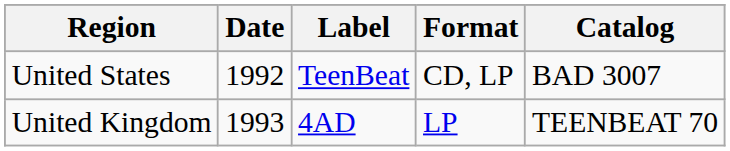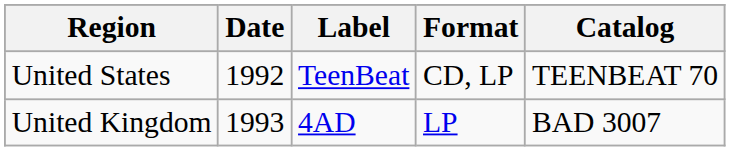(597, 74) BAD 3007 -> (625, 74) TEENBEAT 70
(625, 121) TEENBEAT 70 -> (597, 121) BAD 3007
